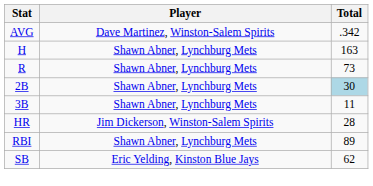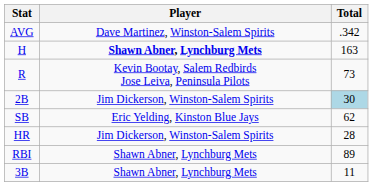(185, 50) normal -> (185, 50) bold
(185, 68) Shawn Abner, Lynchburg Mets -> (185, 74) Kevin Bootay, Salem Redbirds Jose Leiva, Peninsula Pilots
(185, 86) Shawn Abner, Lynchburg Mets -> (185, 99) Jim Dickerson, Winston-Salem Spirits
rows swapped: (22, 104) <-> (22, 159)
